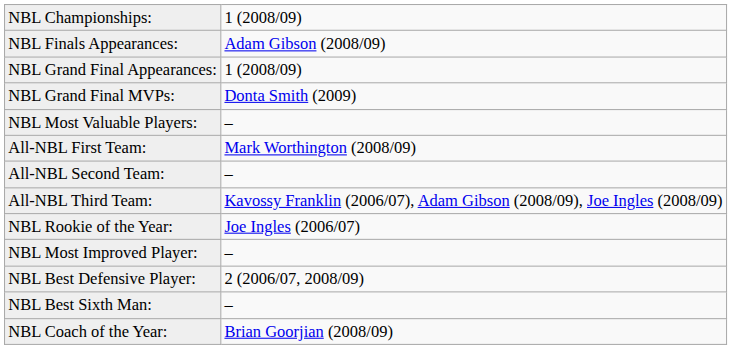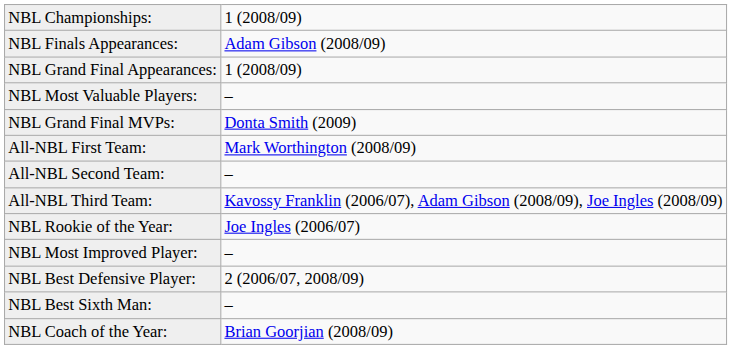rows swapped: (103, 122) <-> (92, 95)
